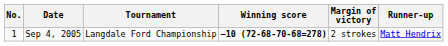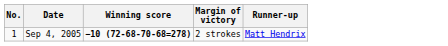- column: (151, 16)
